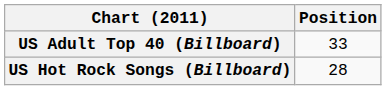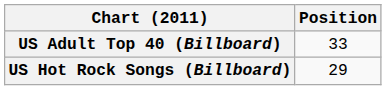(338, 71) 28 -> (338, 71) 29
